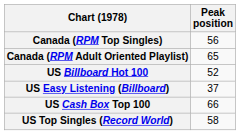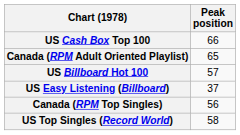rows swapped: (98, 40) <-> (98, 105)
(213, 72) 52 -> (213, 72) 57
